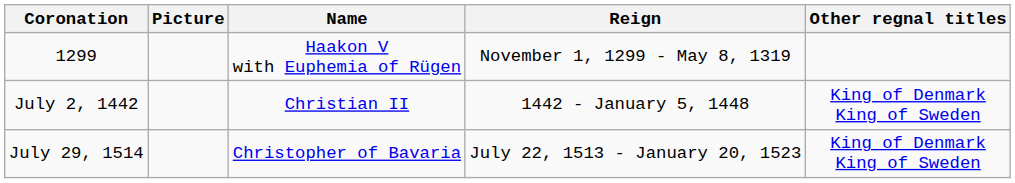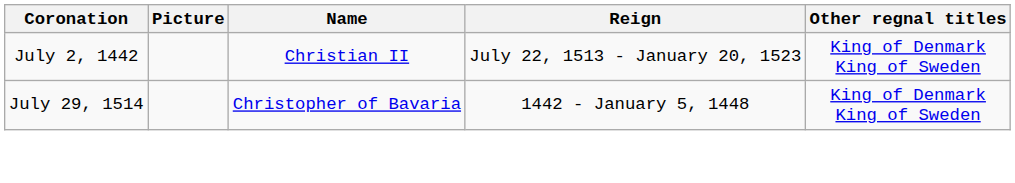- row: (76, 57)
(635, 105) 1442 - January 5, 1448 -> (635, 57) July 22, 1513 - January 20, 1523
(635, 153) July 22, 1513 - January 20, 1523 -> (635, 105) 1442 - January 5, 1448
